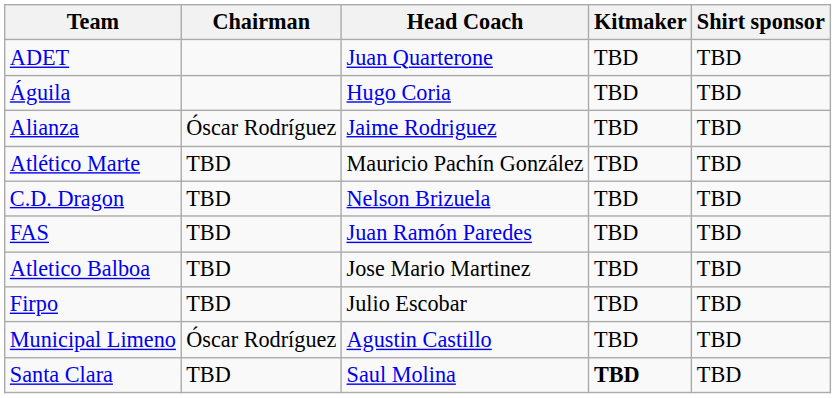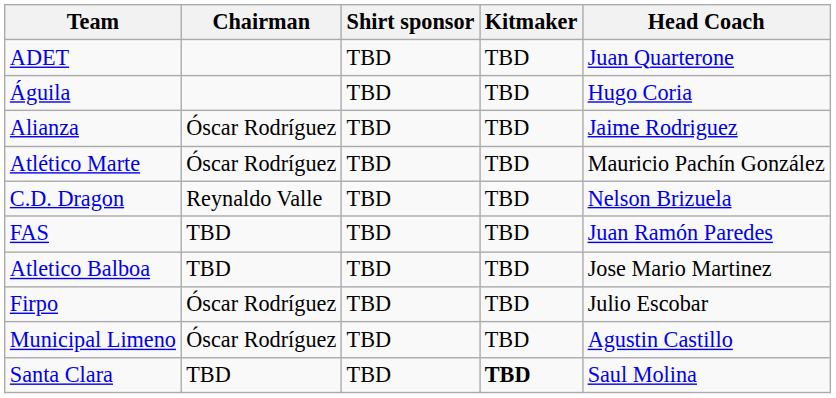columns swapped: (465, 22) <-> (761, 22)
(208, 163) TBD -> (261, 163) Óscar Rodríguez
(208, 198) TBD -> (254, 198) Reynaldo Valle
(208, 304) TBD -> (261, 304) Óscar Rodríguez
